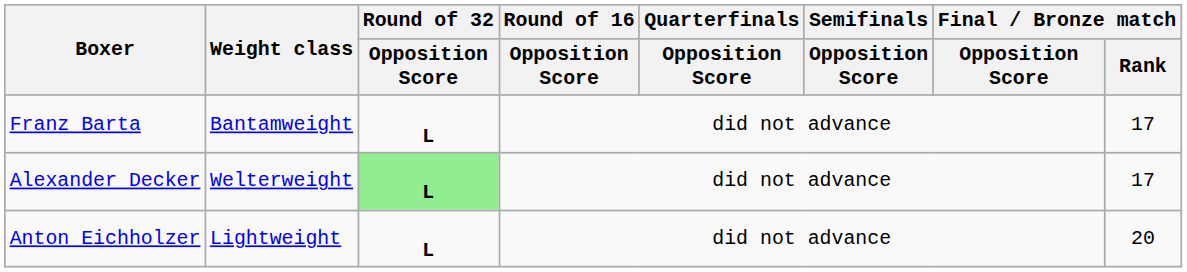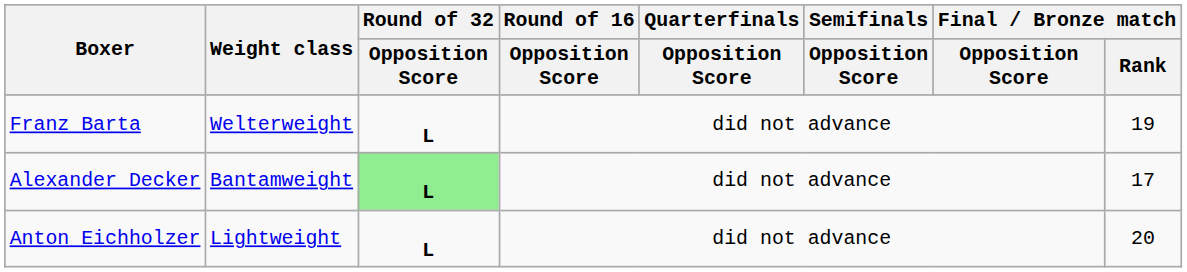(282, 124) Bantamweight -> (282, 124) Welterweight
(1143, 124) 17 -> (1143, 124) 19
(282, 181) Welterweight -> (282, 181) Bantamweight
